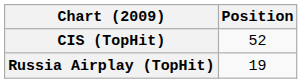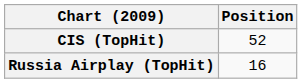(257, 65) 19 -> (257, 65) 16
